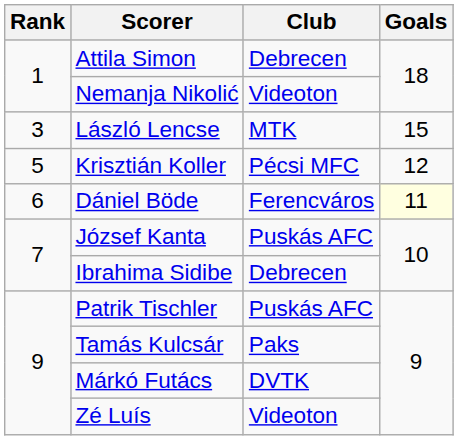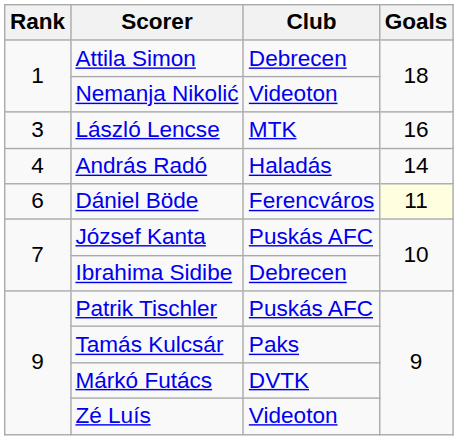(416, 129) 15 -> (416, 129) 16
+ row: (141, 165)
- row: (151, 165)
